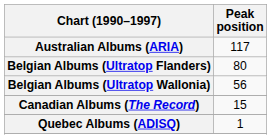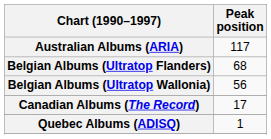(240, 66) 80 -> (240, 66) 68
(240, 104) 15 -> (240, 104) 17
